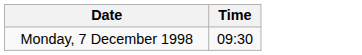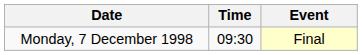+ column: (309, 15)
